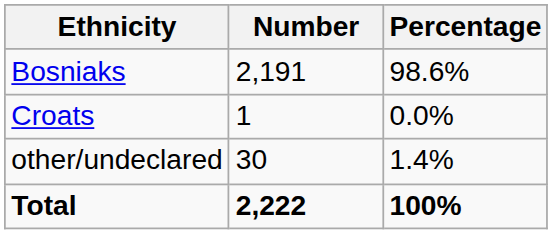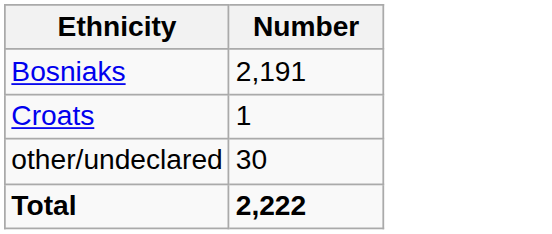- column: (465, 26)
